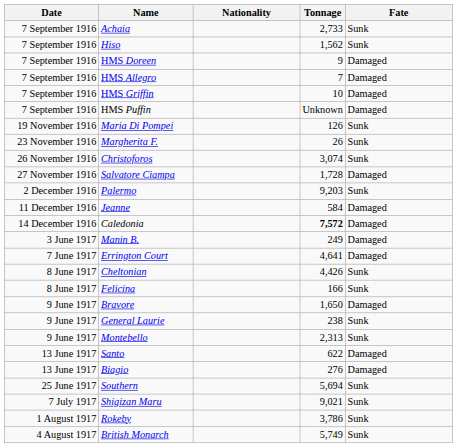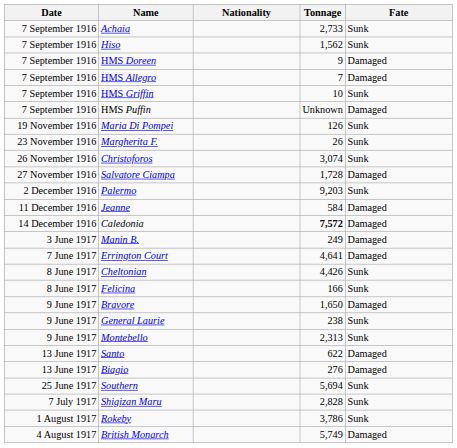(367, 93) Damaged -> (358, 93) Sunk
(331, 402) 9,021 -> (331, 402) 2,828
(358, 434) Sunk -> (367, 434) Damaged
